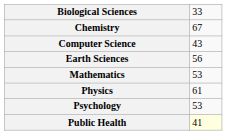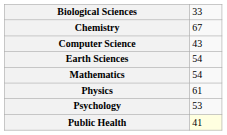(197, 59) 56 -> (197, 59) 54
(197, 75) 53 -> (197, 75) 54
